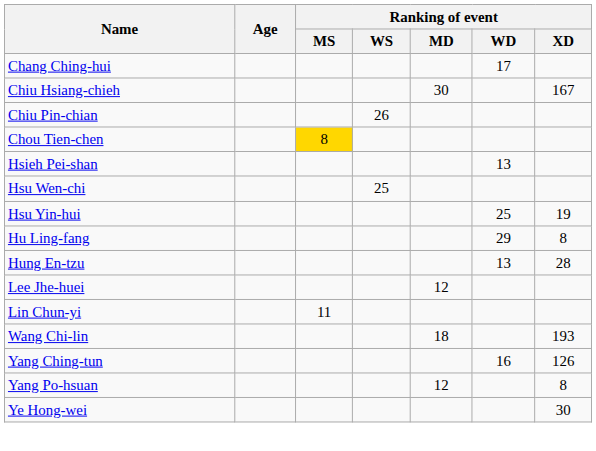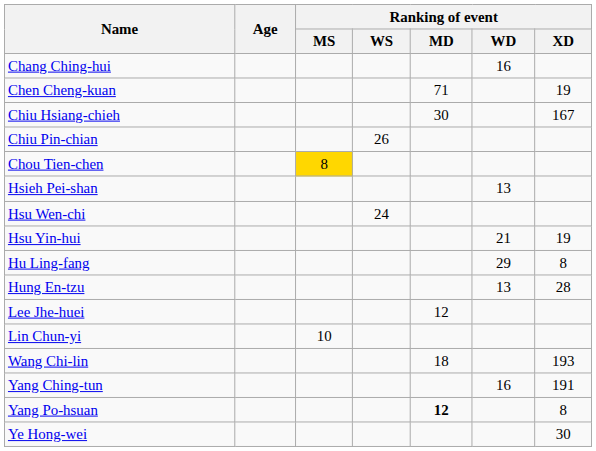(503, 66) 17 -> (503, 66) 16
+ row: (62, 90)
(382, 188) 25 -> (382, 213) 24
(503, 213) 25 -> (503, 238) 21
(324, 311) 11 -> (324, 336) 10
(563, 360) 126 -> (563, 385) 191
(441, 385) normal -> (441, 409) bold
